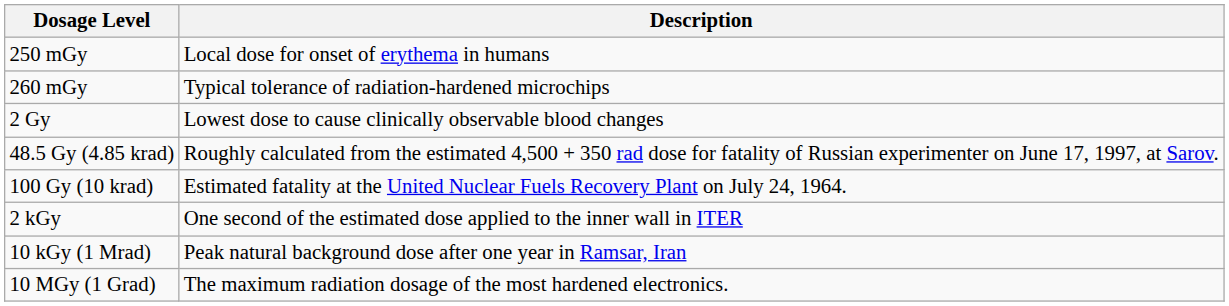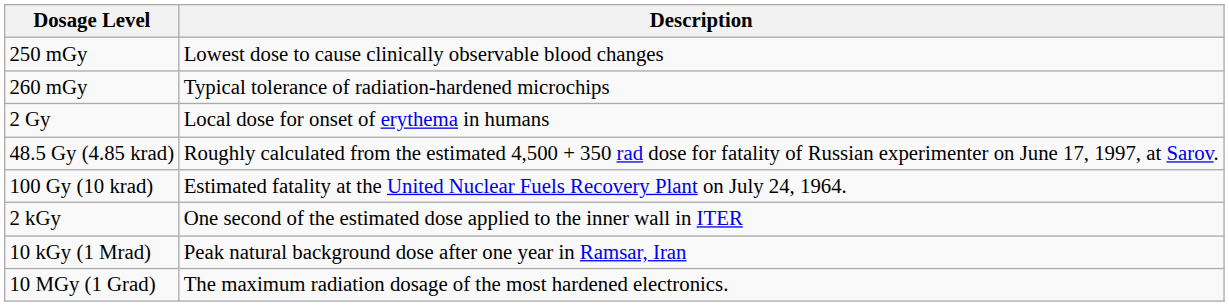(366, 53) Local dose for onset of erythema in humans -> (424, 53) Lowest dose to cause clinically observable blood changes
(424, 119) Lowest dose to cause clinically observable blood changes -> (366, 119) Local dose for onset of erythema in humans
